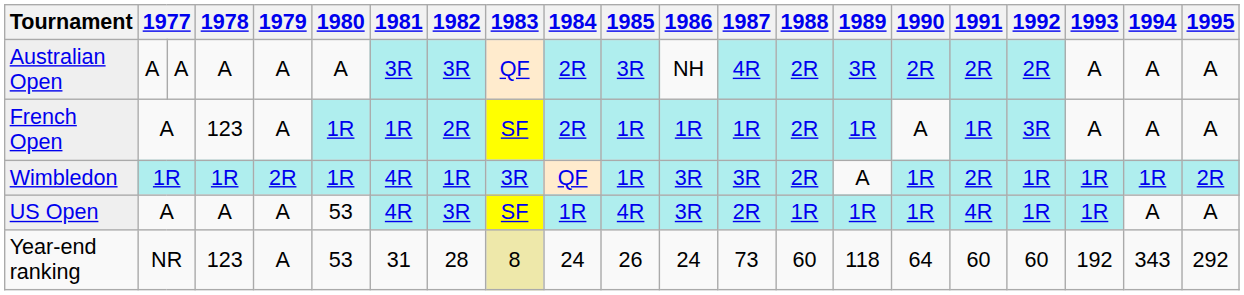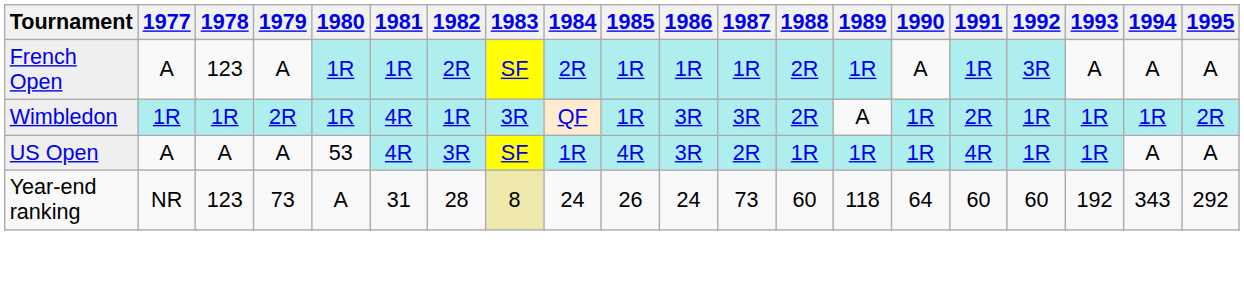- row: (58, 69)
(283, 259) A -> (283, 199) 73
(341, 259) 53 -> (341, 199) A
